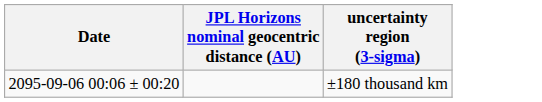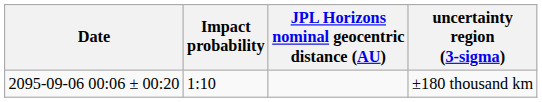+ column: (226, 37)
